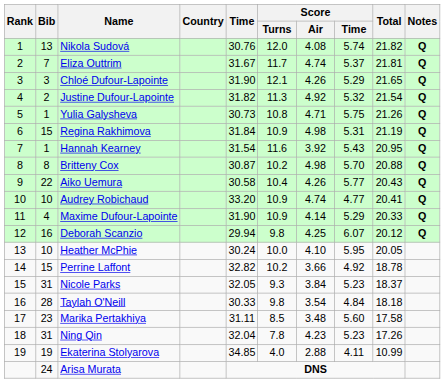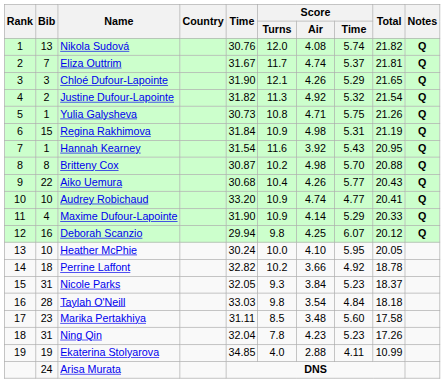(242, 183) 30.58 -> (242, 183) 30.68
(47, 268) 15 -> (47, 268) 18
(242, 302) 30.33 -> (242, 302) 33.03
